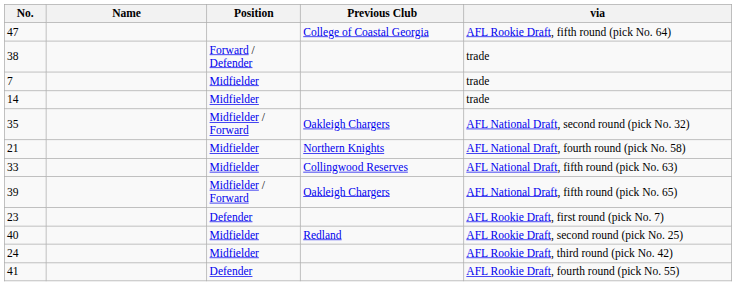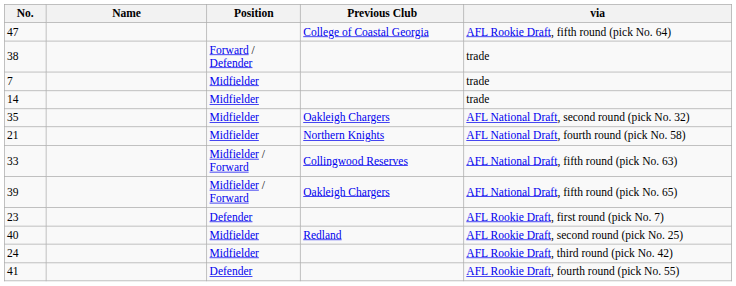(237, 124) Midfielder / Forward -> (234, 117) Midfielder
(234, 167) Midfielder -> (237, 160) Midfielder / Forward
